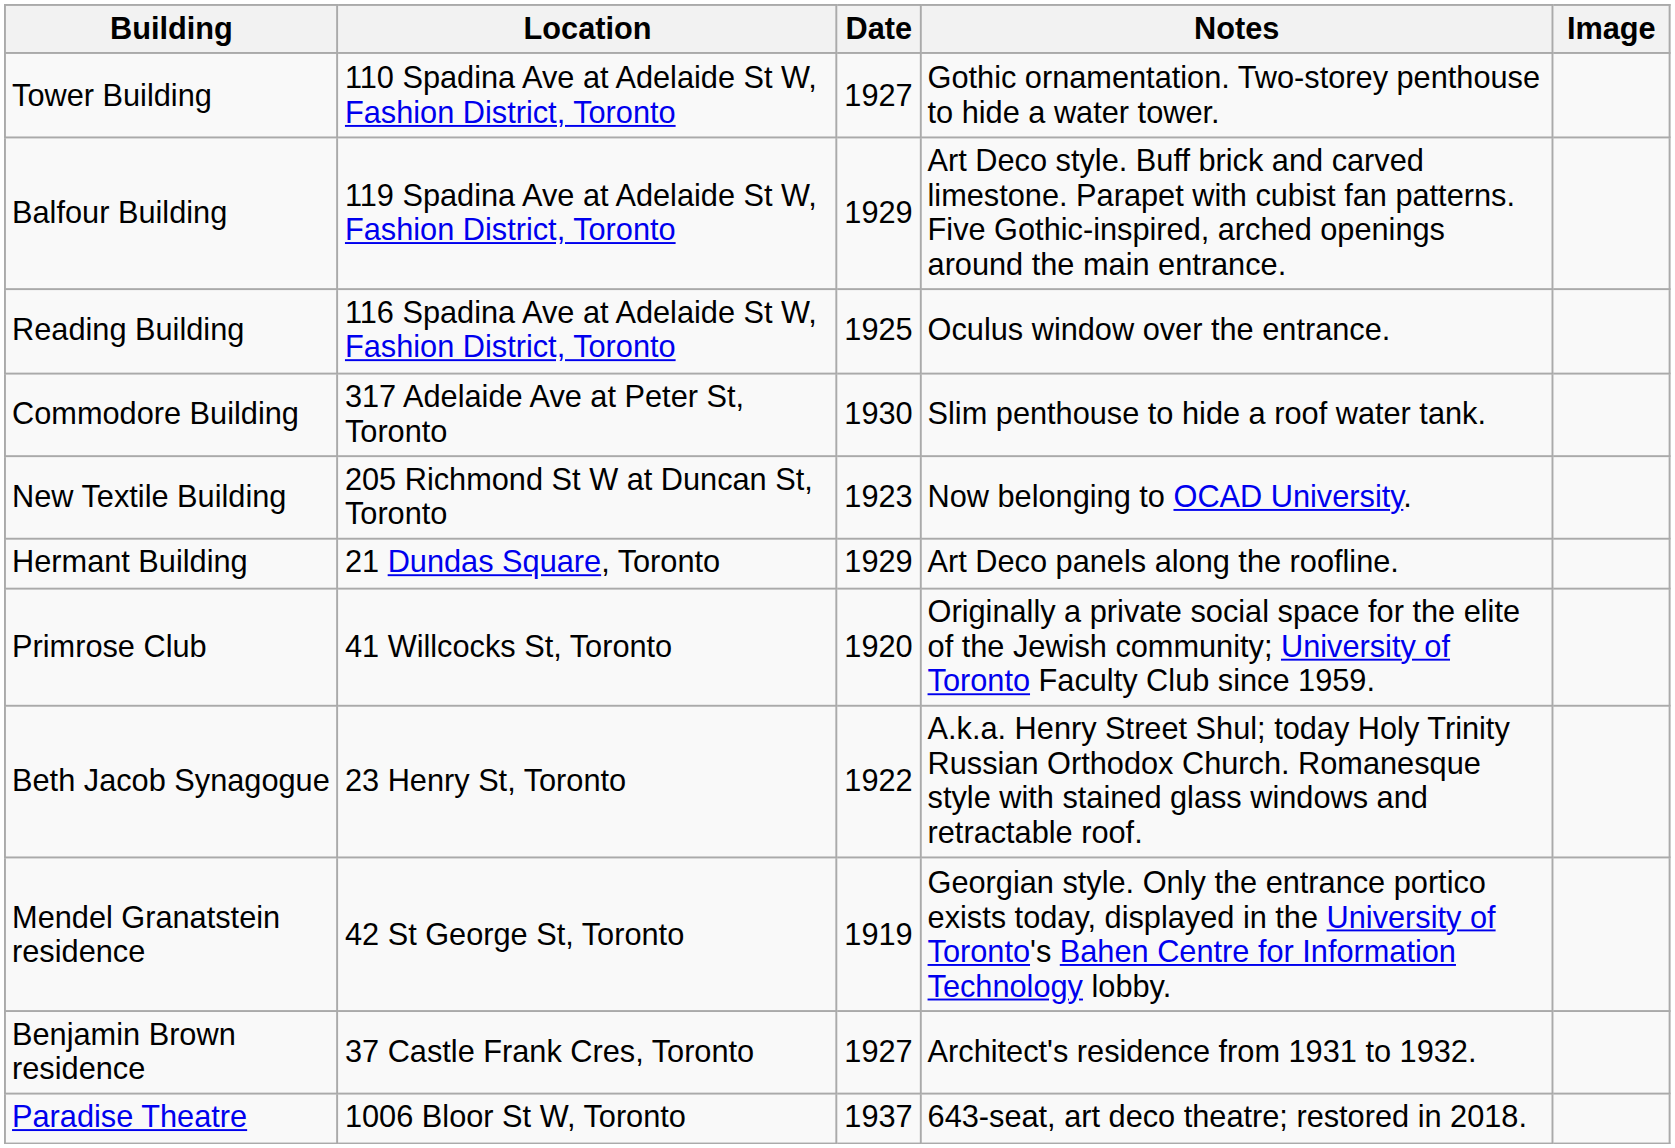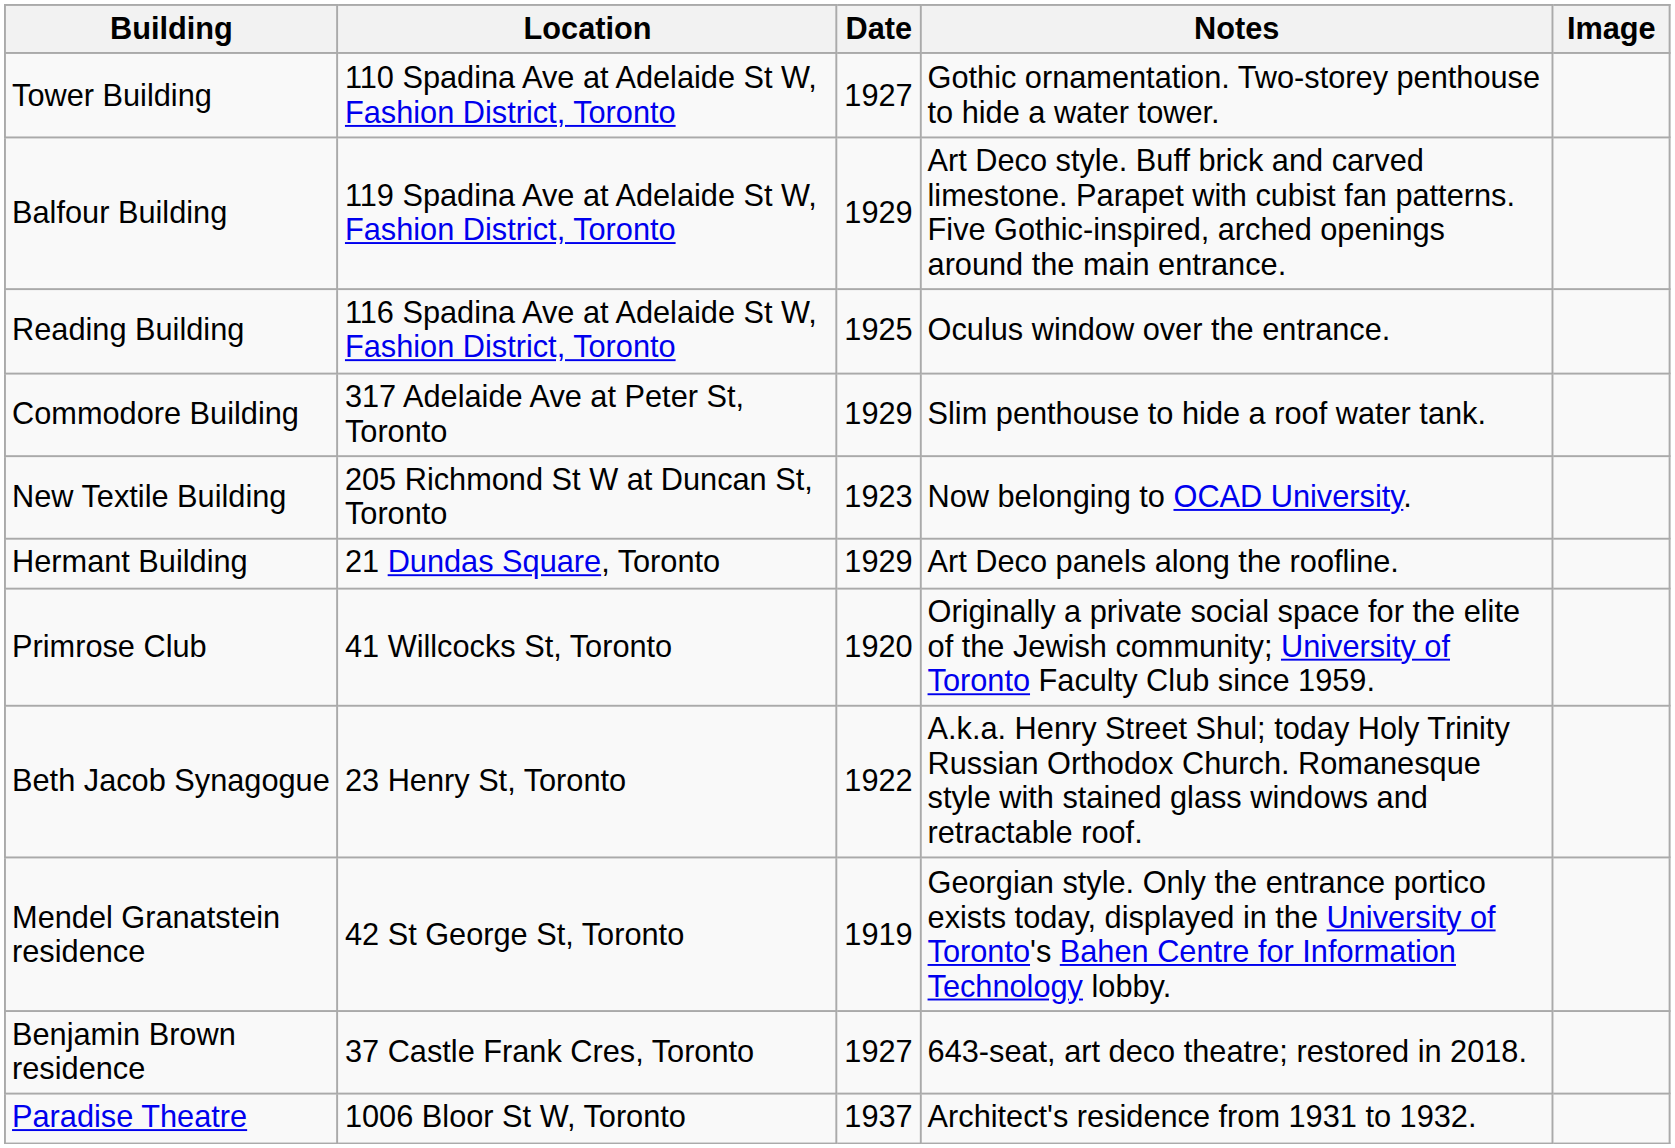(878, 413) 1930 -> (878, 413) 1929
(1202, 1051) Architect's residence from 1931 to 1932. -> (1227, 1051) 643-seat, art deco theatre; restored in 2018.
(1227, 1117) 643-seat, art deco theatre; restored in 2018. -> (1202, 1117) Architect's residence from 1931 to 1932.
